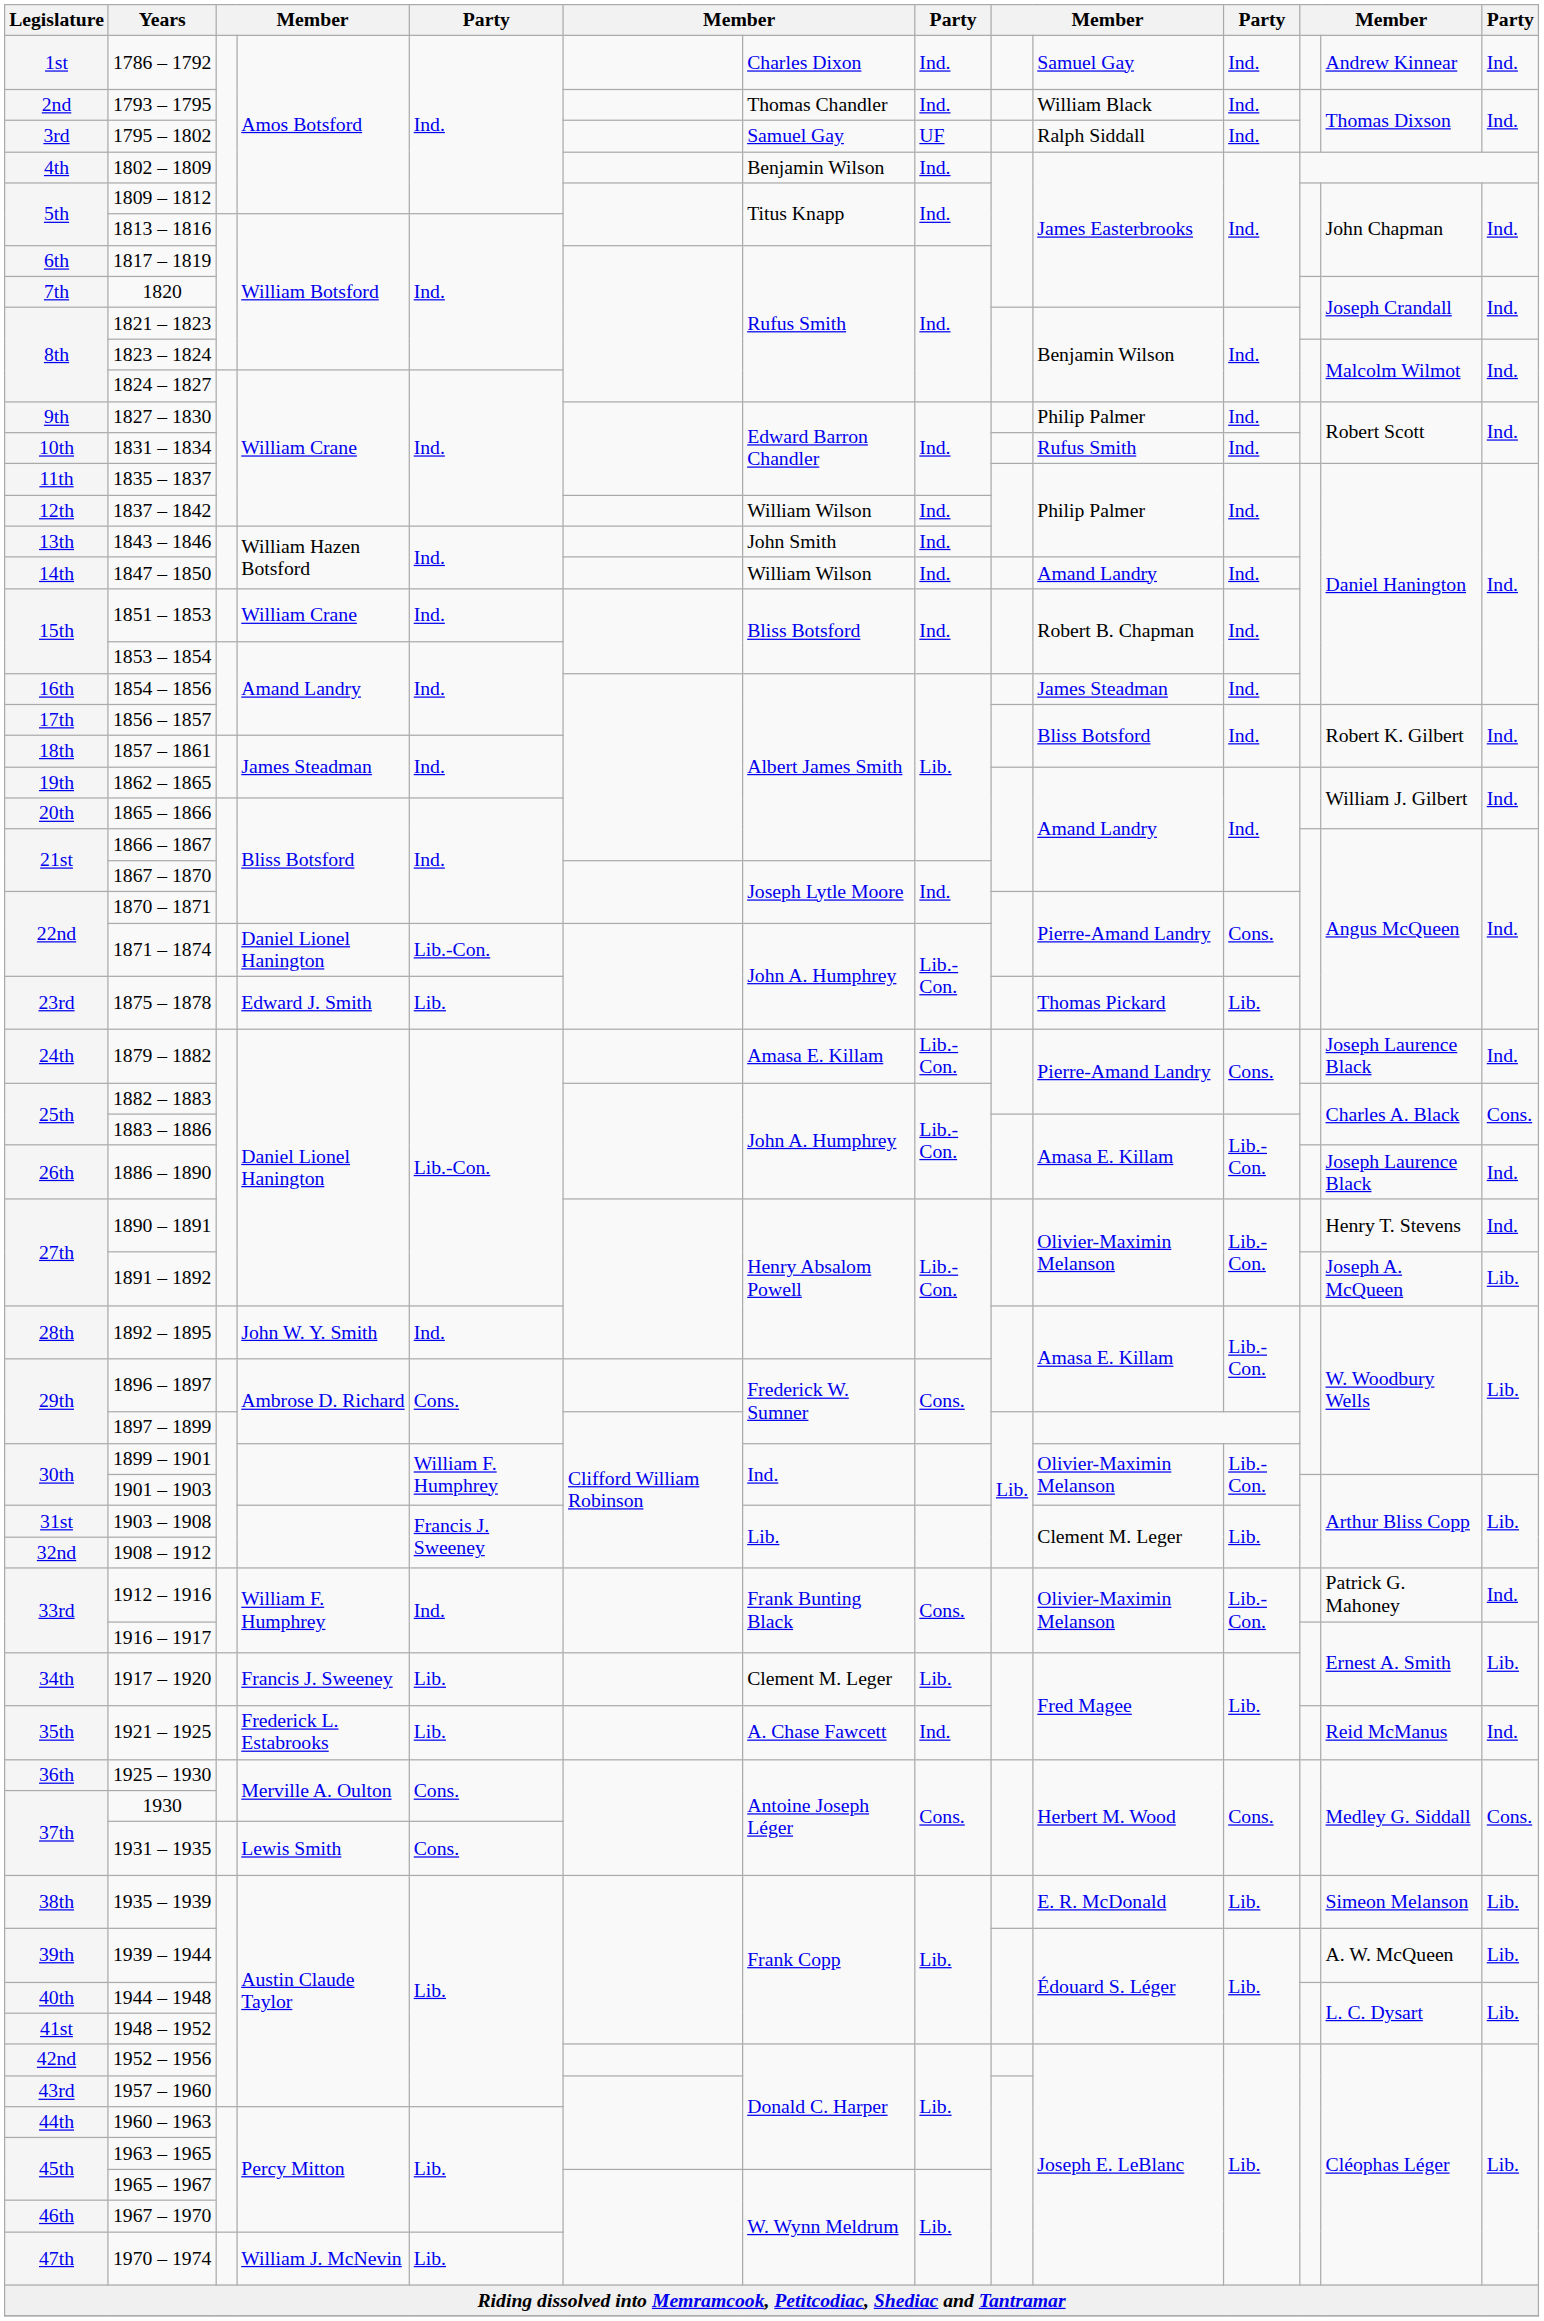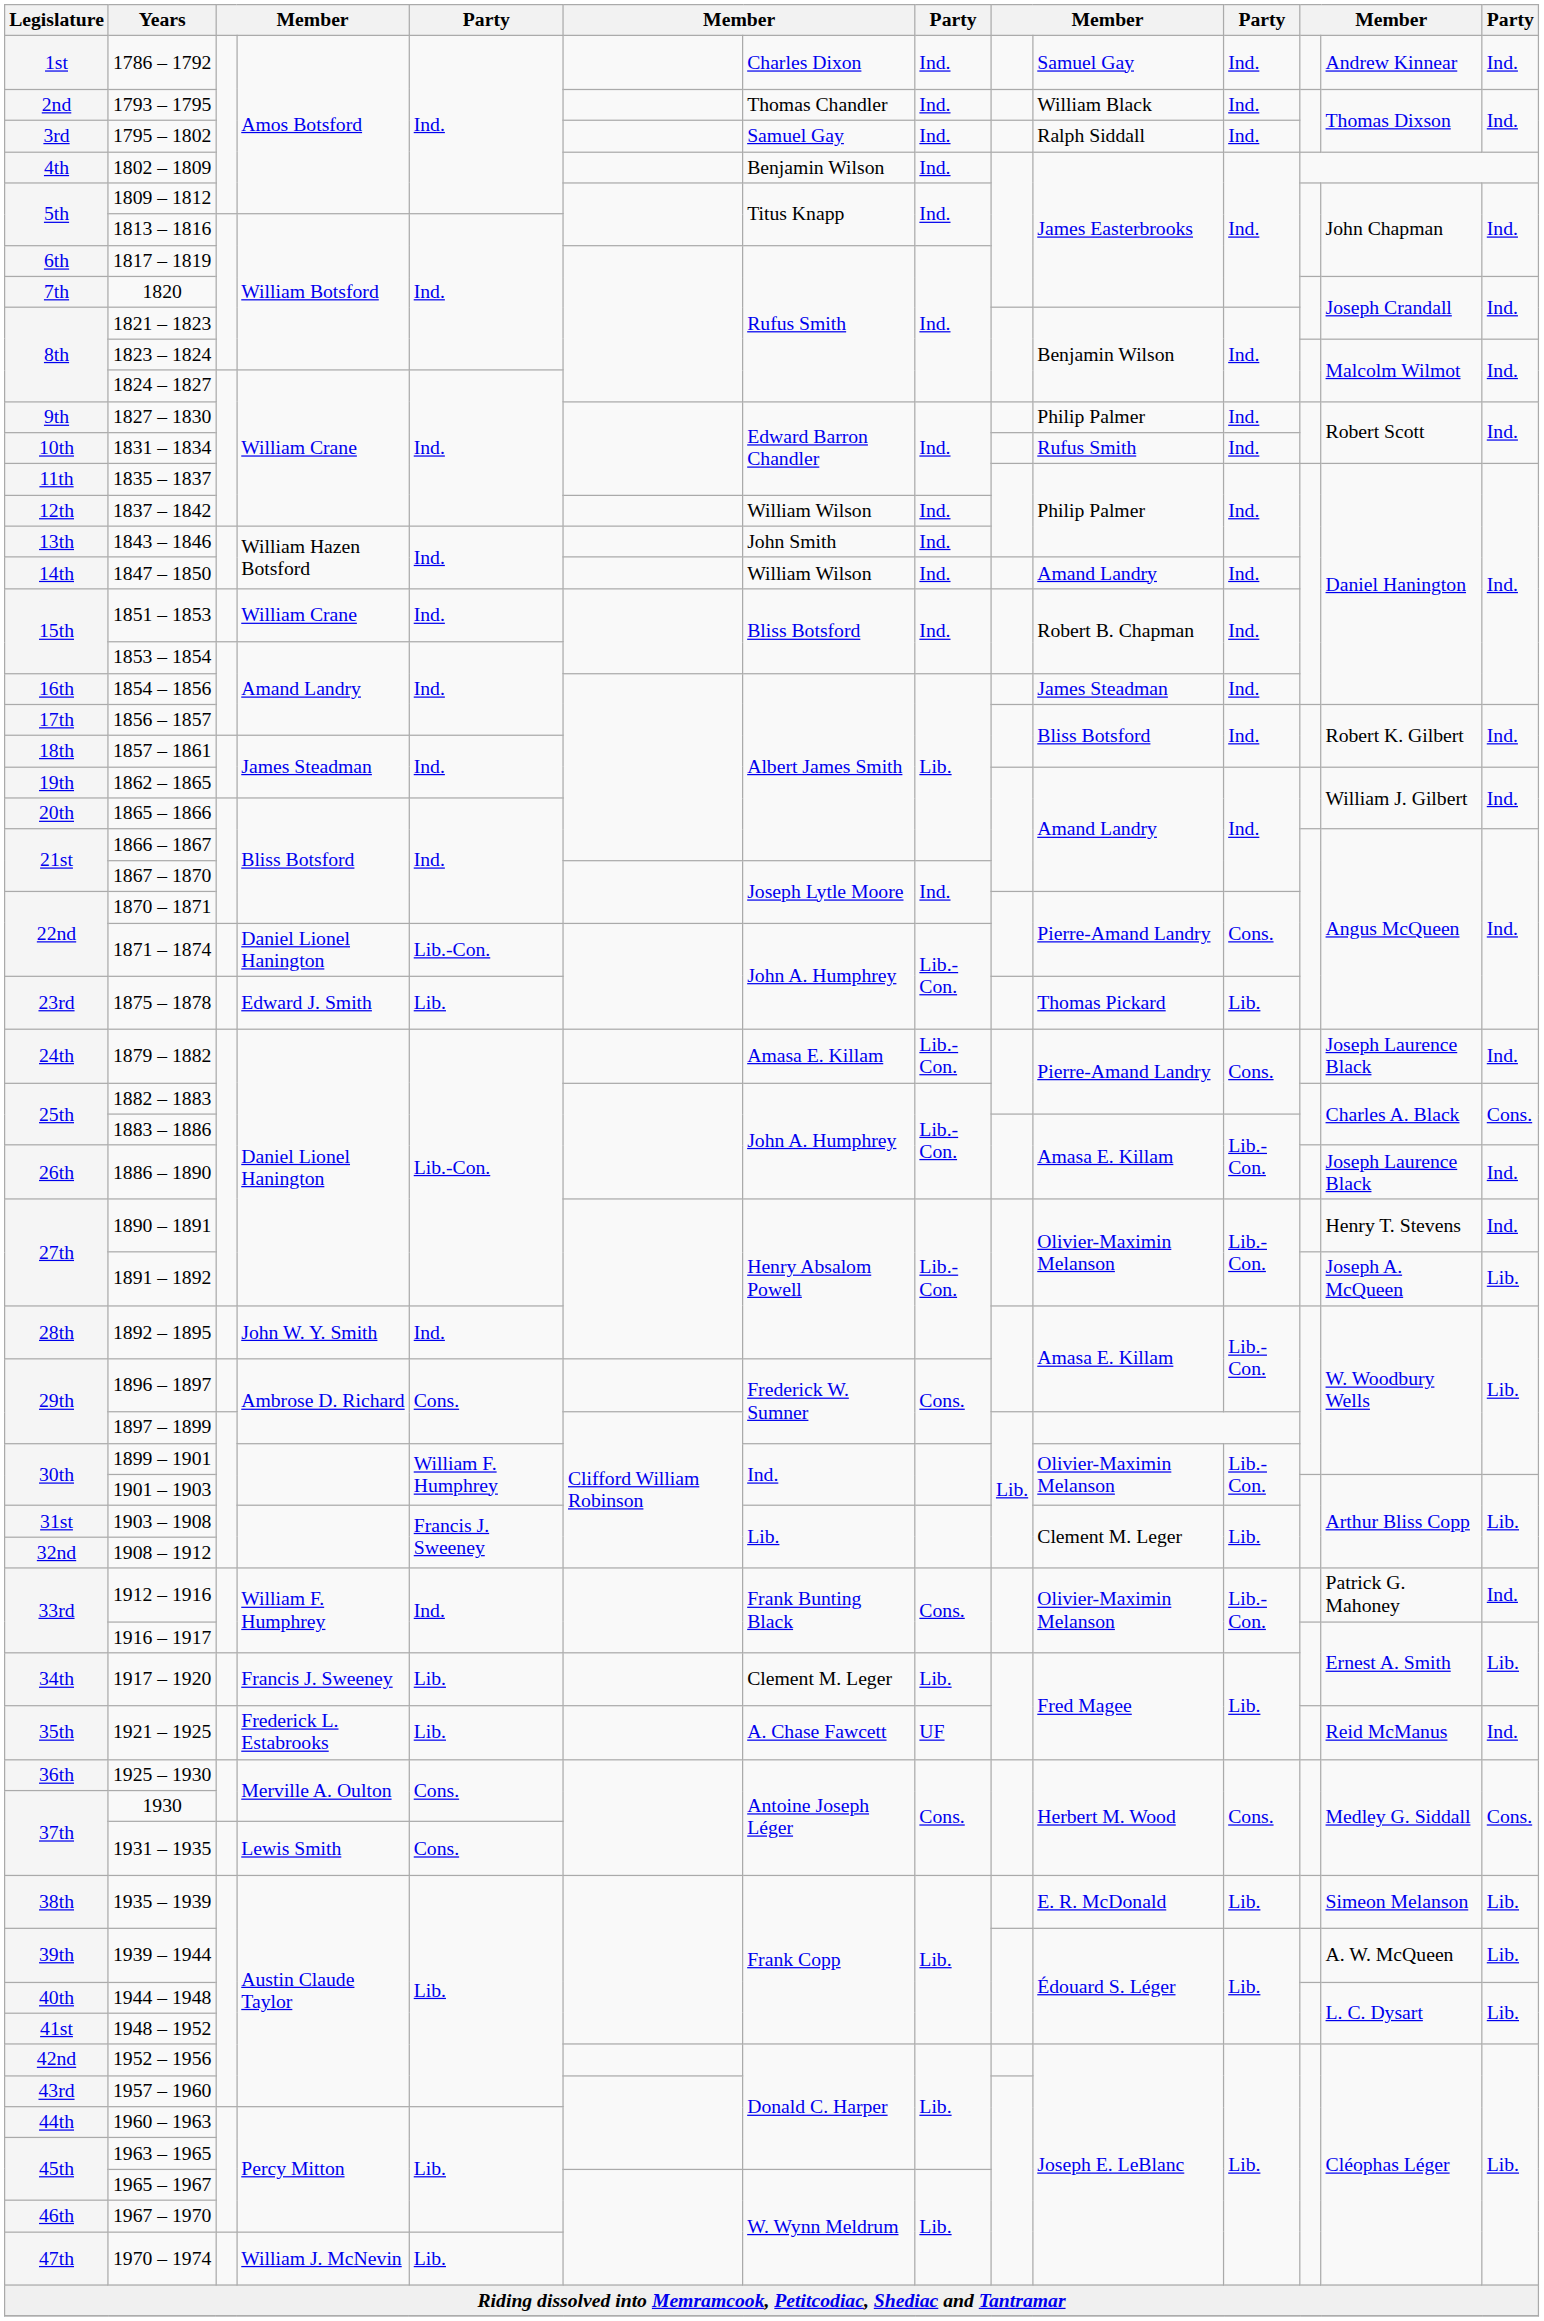(932, 135) UF -> (935, 135) Ind.
(935, 1732) Ind. -> (932, 1732) UF
